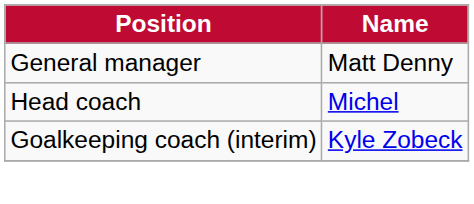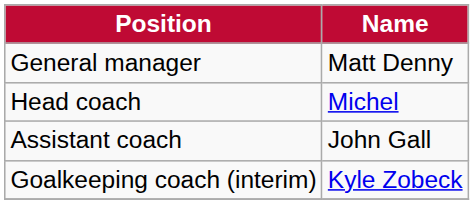+ row: (96, 140)
